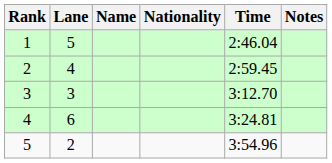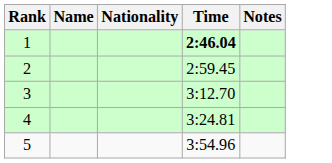- column: (71, 17)
(253, 42) normal -> (211, 42) bold
